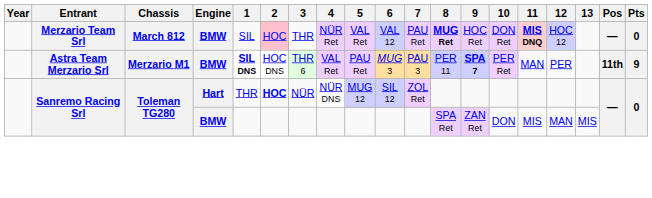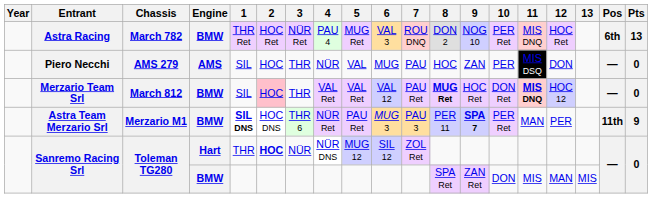+ row: (77, 36)
+ row: (77, 65)
(331, 36) NÜR Ret -> (328, 93) VAL Ret
(331, 65) VAL Ret -> (328, 122) NÜR Ret
